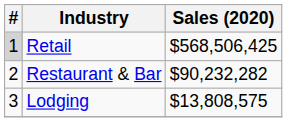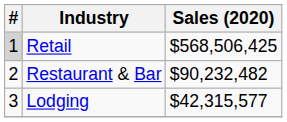(219, 74) $90,232,282 -> (219, 74) $90,232,482
(219, 102) $13,808,575 -> (219, 102) $42,315,577
